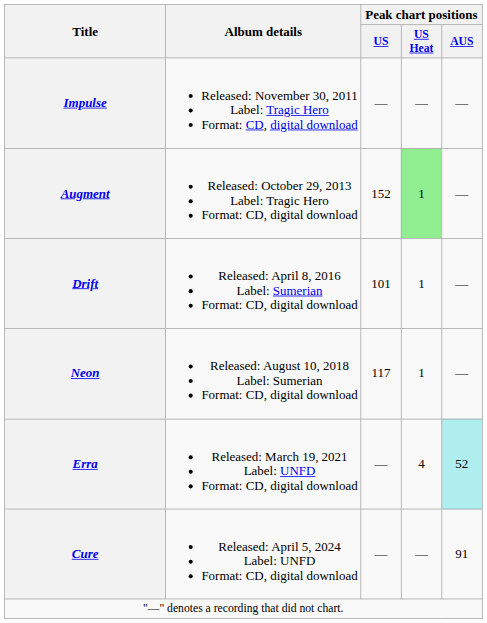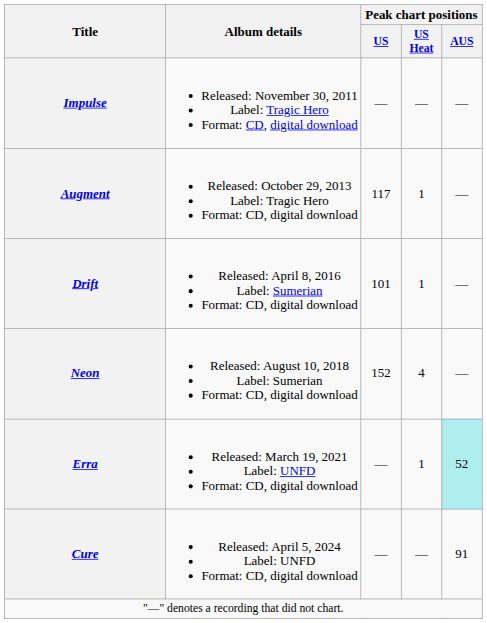(381, 193) 152 -> (381, 193) 117
(421, 193) lightgreen background -> (421, 193) no background
(381, 373) 117 -> (381, 373) 152
(421, 373) 1 -> (421, 373) 4
(421, 464) 4 -> (421, 464) 1
